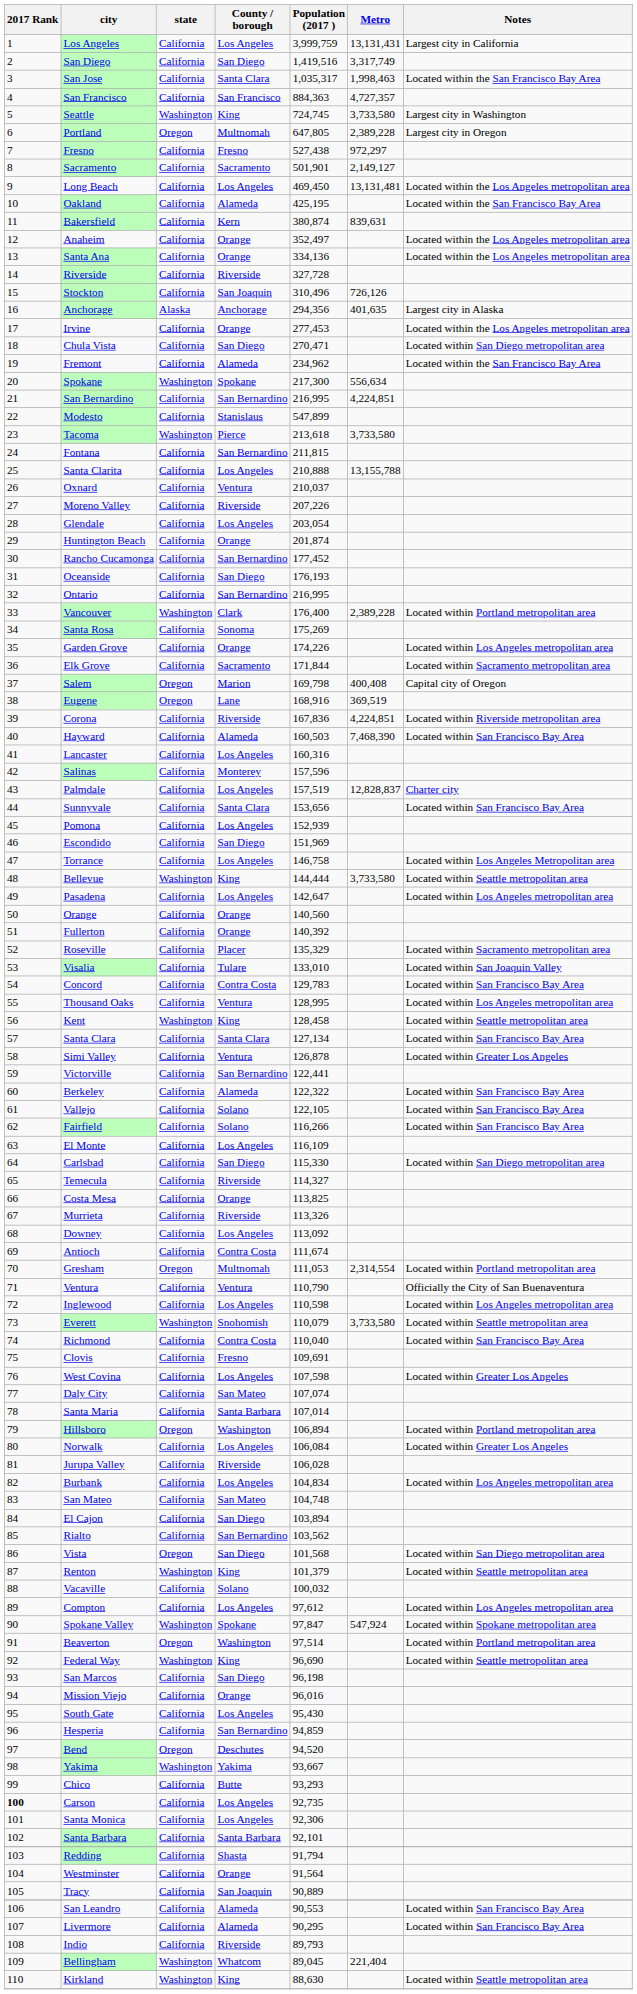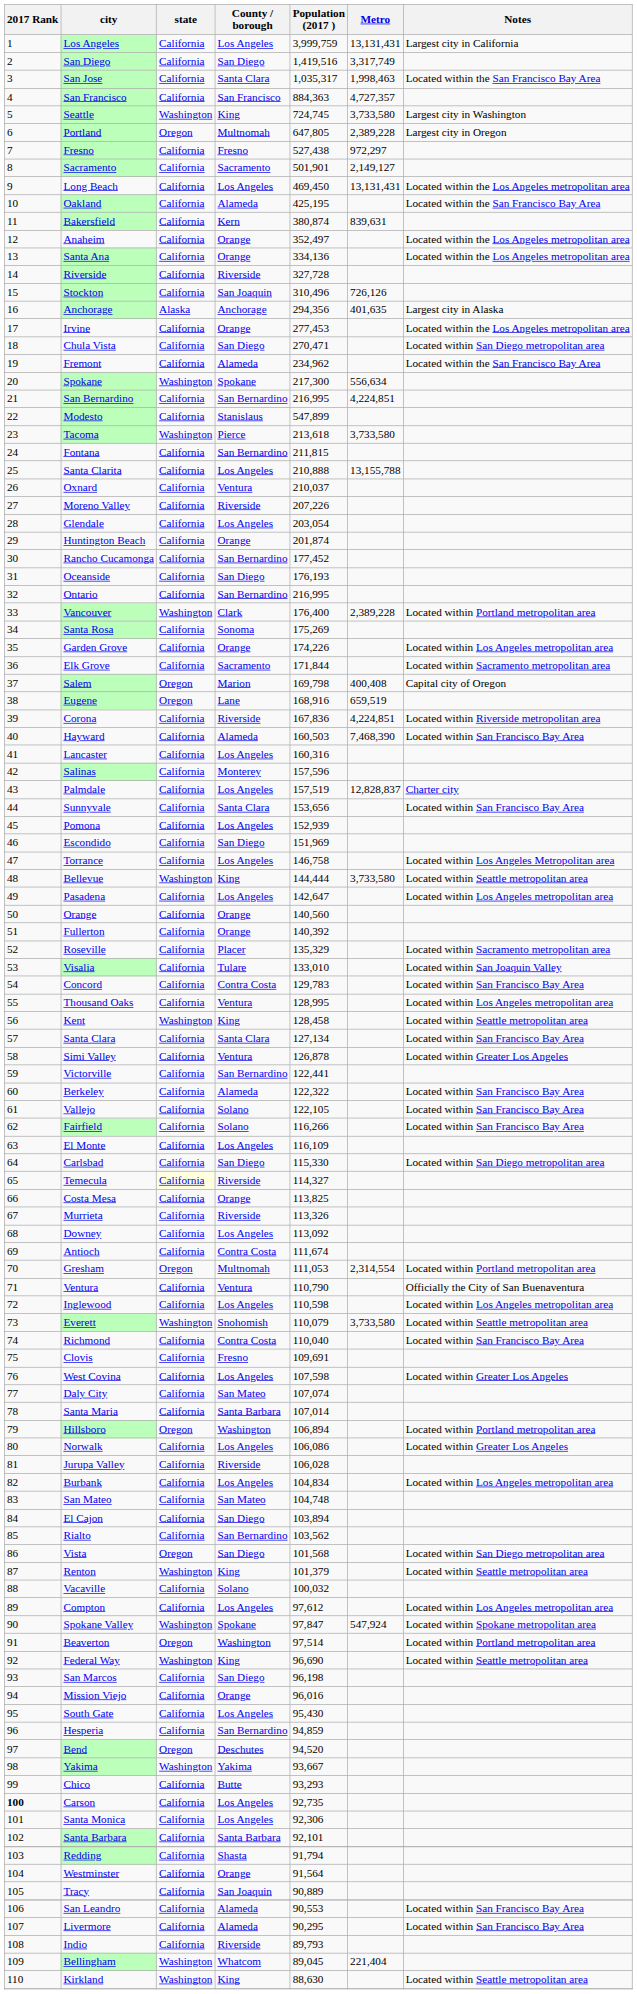(375, 185) 13,131,481 -> (375, 185) 13,131,431
(368, 700) 369,519 -> (368, 700) 659,519
(182, 1180) no background -> (182, 1180) lightyellow background
(311, 1446) 106,084 -> (311, 1446) 106,086
